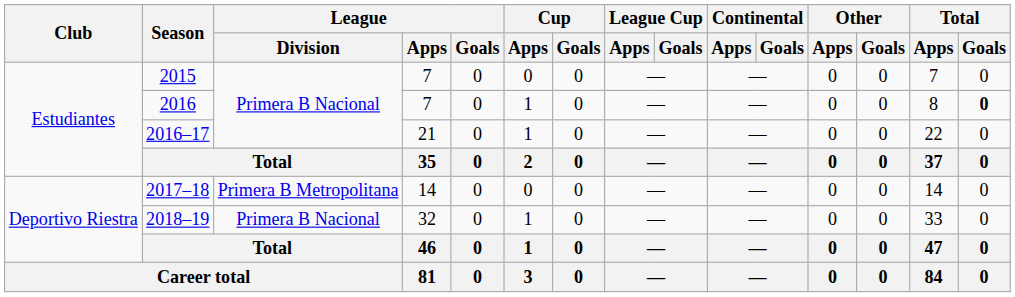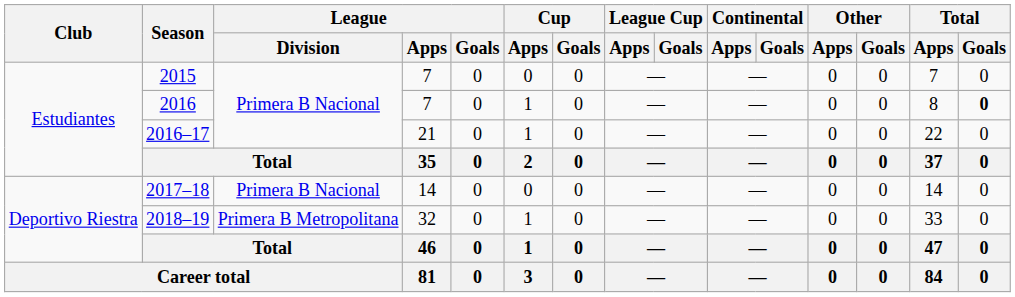(308, 190) Primera B Metropolitana -> (308, 190) Primera B Nacional
(308, 219) Primera B Nacional -> (308, 219) Primera B Metropolitana
